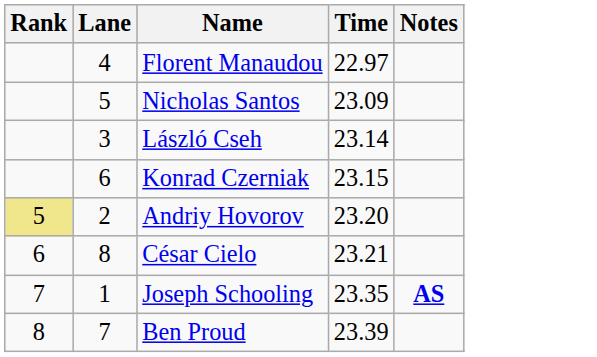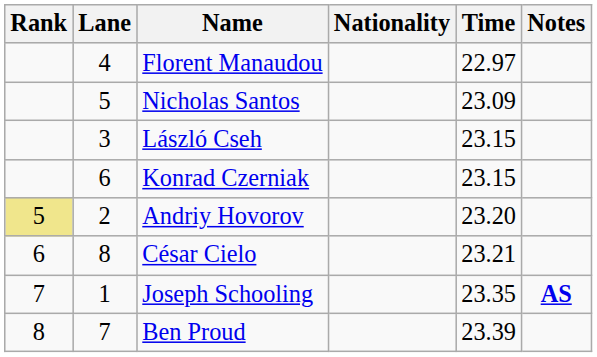+ column: (392, 23)
(361, 139) 23.14 -> (489, 139) 23.15
